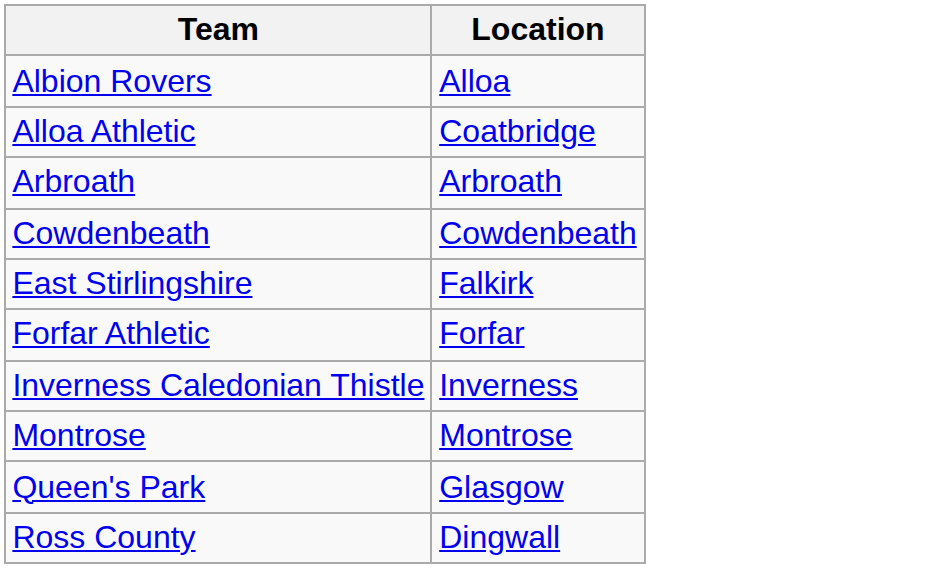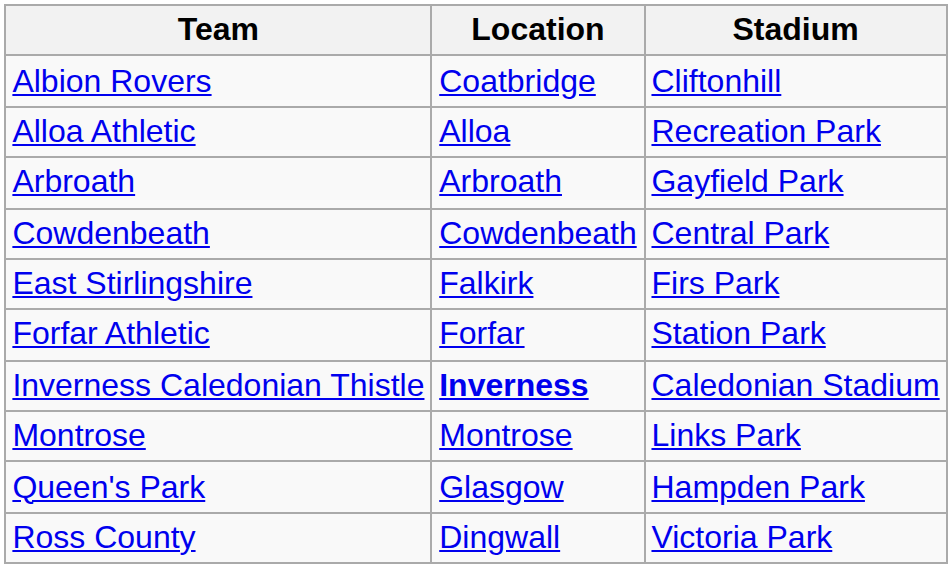+ column: (796, 29)
(475, 80) Alloa -> (518, 80) Coatbridge
(518, 131) Coatbridge -> (475, 131) Alloa
(509, 385) normal -> (514, 385) bold
